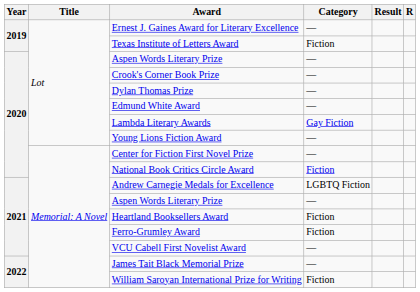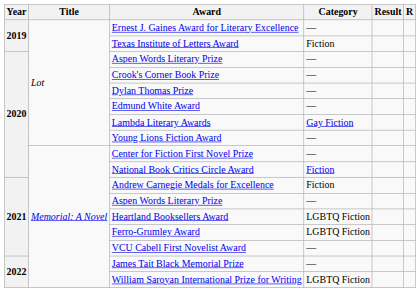(338, 185) LGBTQ Fiction -> (320, 185) Fiction
(320, 216) Fiction -> (338, 216) LGBTQ Fiction
(320, 232) Fiction -> (338, 232) LGBTQ Fiction
(320, 279) Fiction -> (338, 279) LGBTQ Fiction
